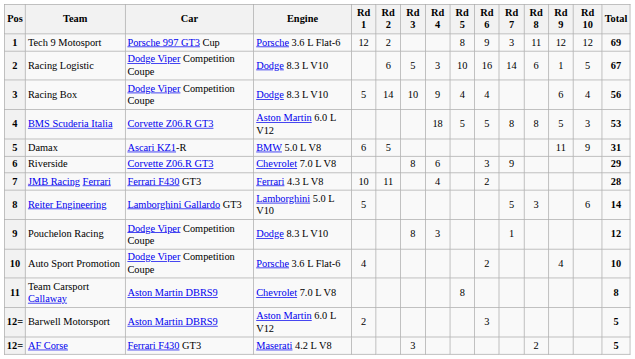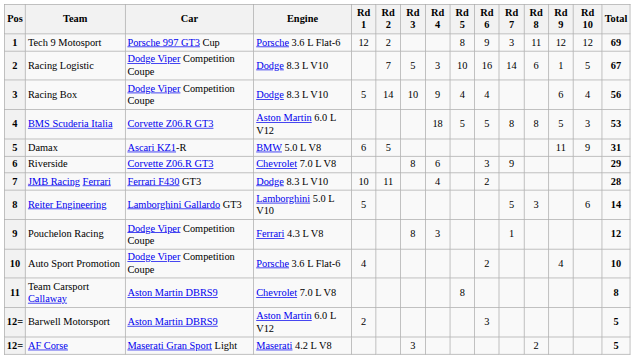(388, 66) 6 -> (388, 66) 7
(290, 182) Ferrari 4.3 L V8 -> (292, 182) Dodge 8.3 L V10
(292, 234) Dodge 8.3 L V10 -> (290, 234) Ferrari 4.3 L V8
(164, 345) Ferrari F430 GT3 -> (182, 345) Maserati Gran Sport Light
